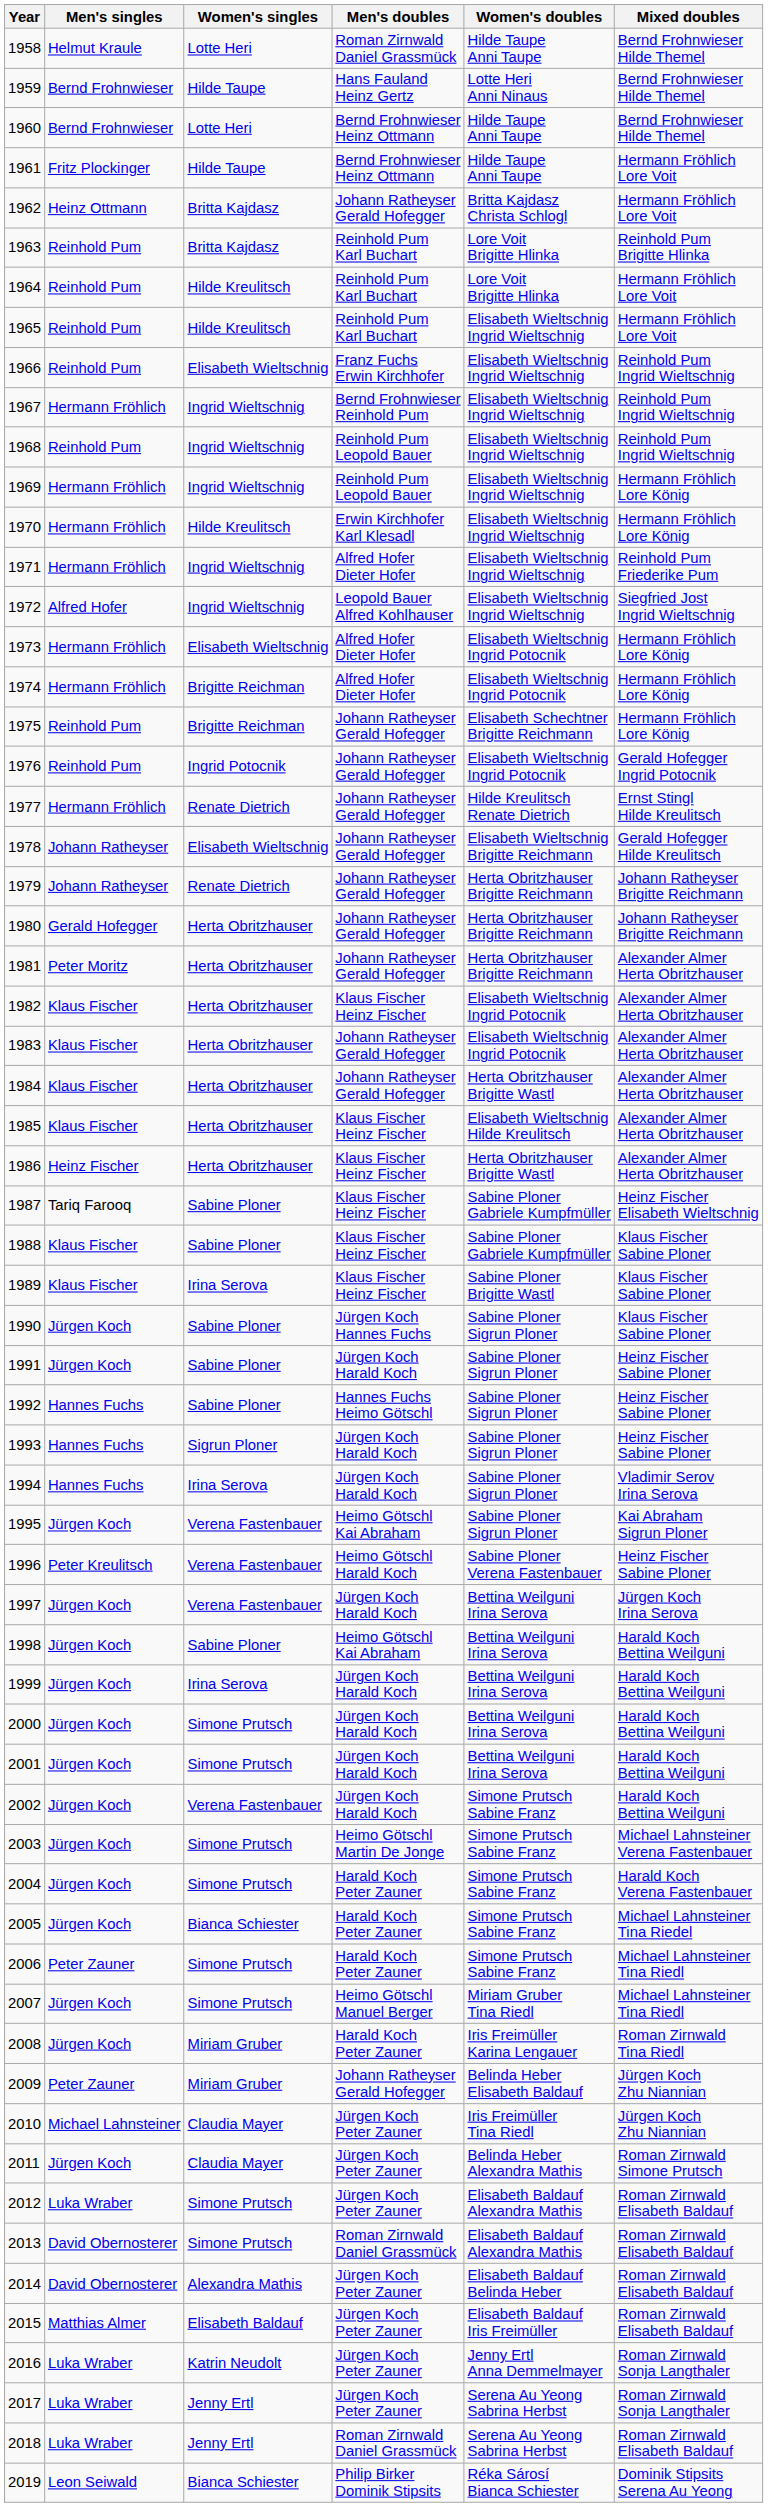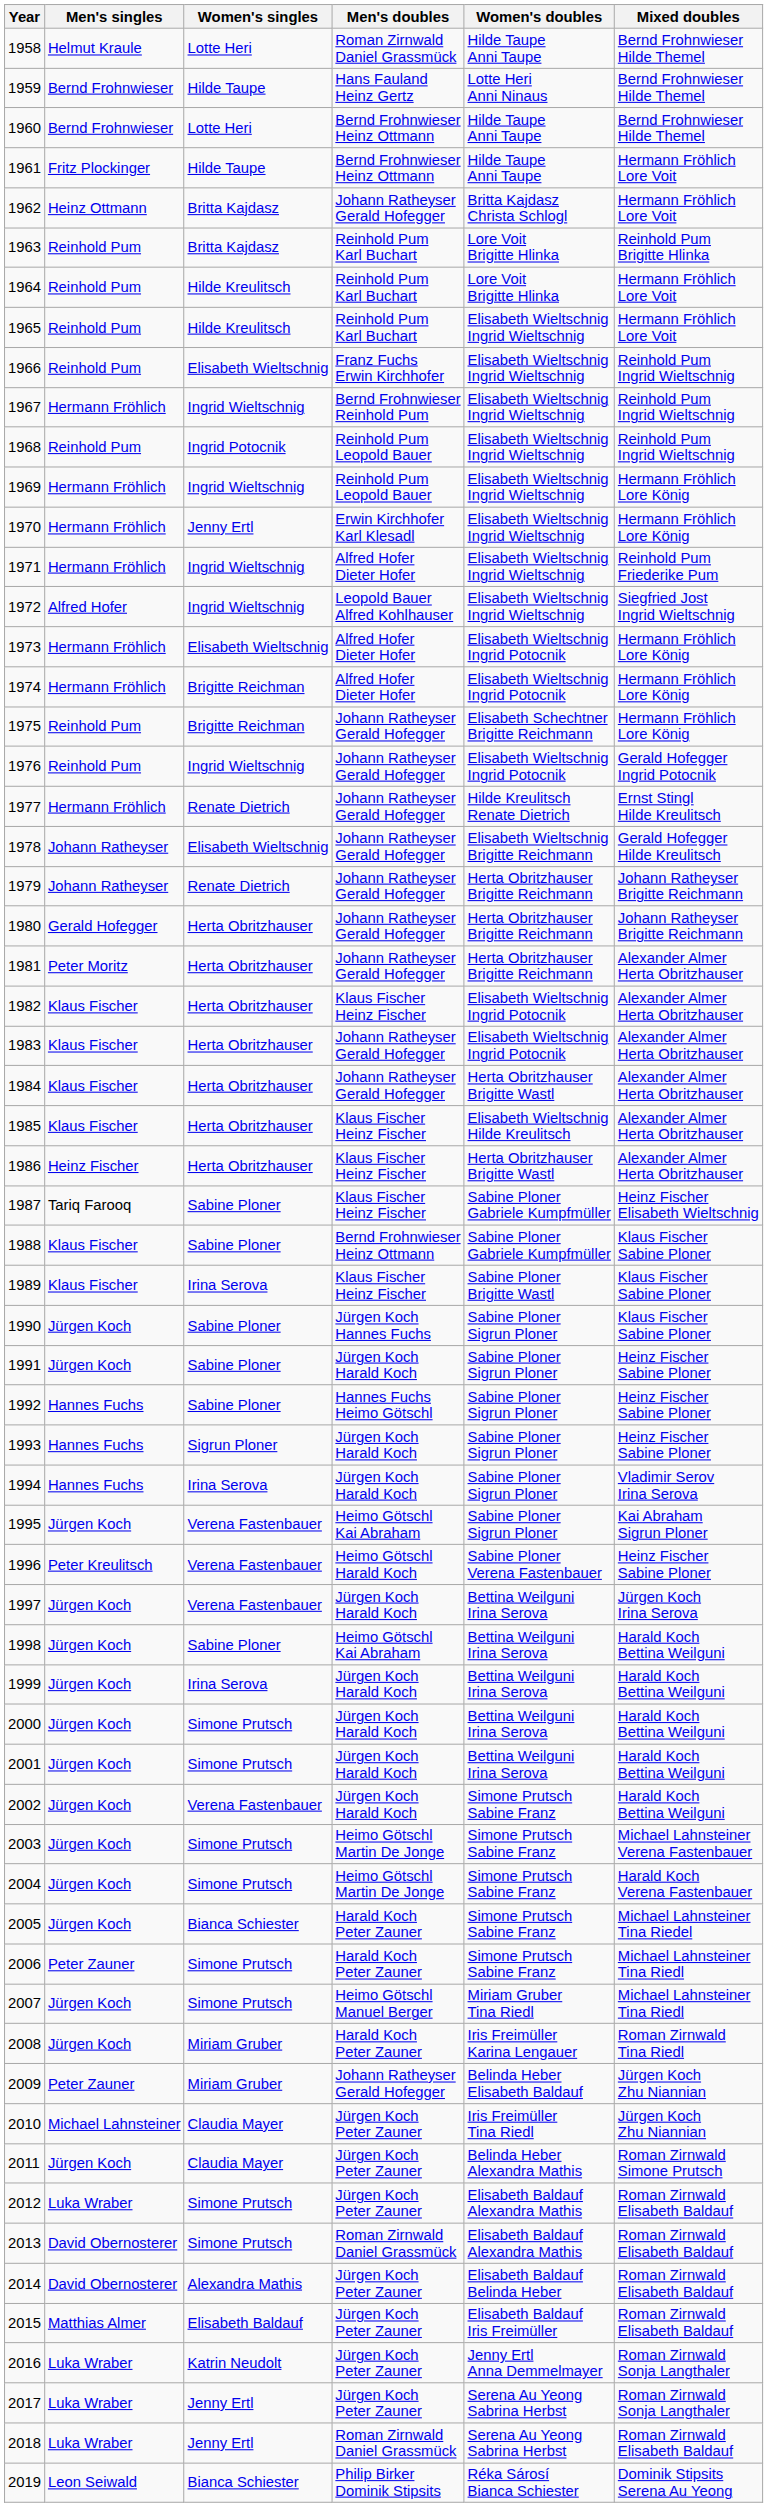(246, 447) Ingrid Wieltschnig -> (237, 447) Ingrid Potocnik
(239, 527) Hilde Kreulitsch -> (220, 527) Jenny Ertl
(237, 767) Ingrid Potocnik -> (246, 767) Ingrid Wieltschnig
(381, 1246) Klaus Fischer Heinz Fischer -> (398, 1246) Bernd Frohnwieser Heinz Ottmann
(379, 1884) Harald Koch Peter Zauner -> (390, 1884) Heimo Götschl Martin De Jonge
